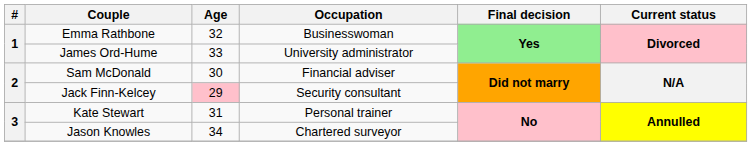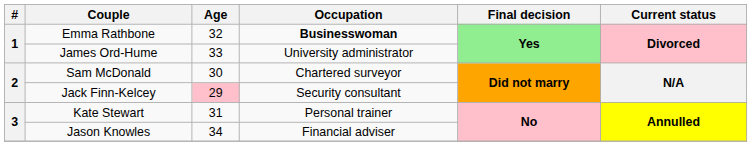(349, 34) normal -> (349, 34) bold
(349, 73) Financial adviser -> (349, 73) Chartered surveyor
(349, 132) Chartered surveyor -> (349, 132) Financial adviser
